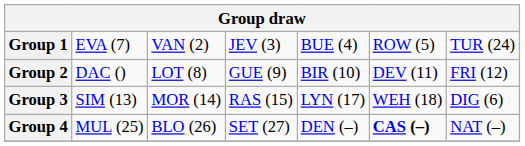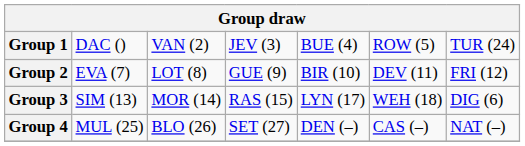(103, 45) EVA (7) -> (101, 45) DAC ()
(101, 72) DAC () -> (103, 72) EVA (7)
(401, 127) bold -> (401, 127) normal
